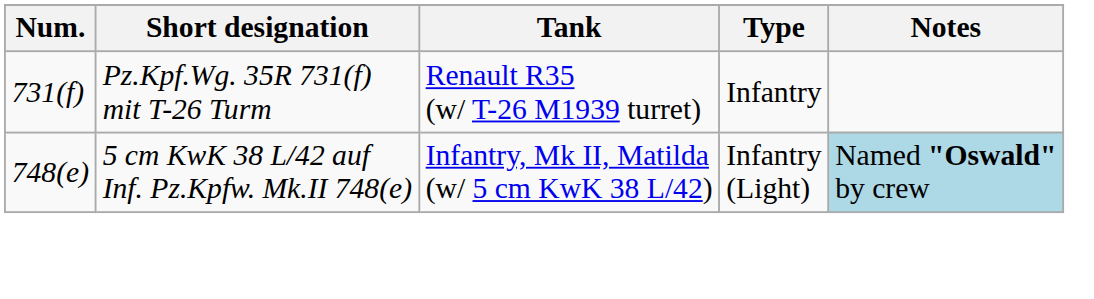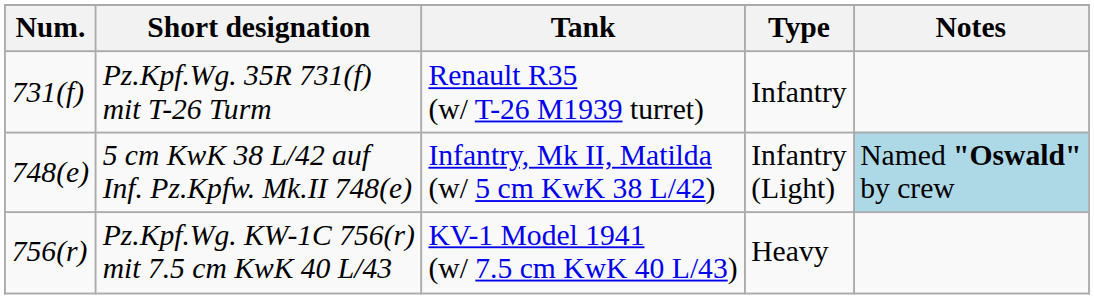+ row: (259, 252)
